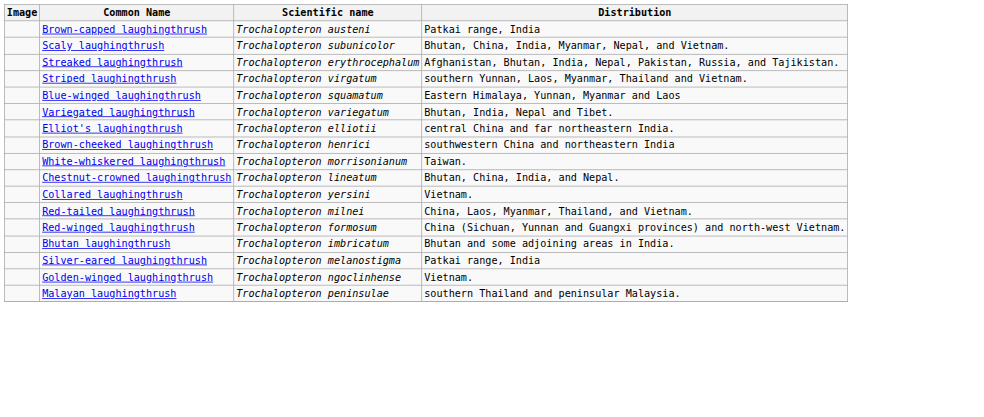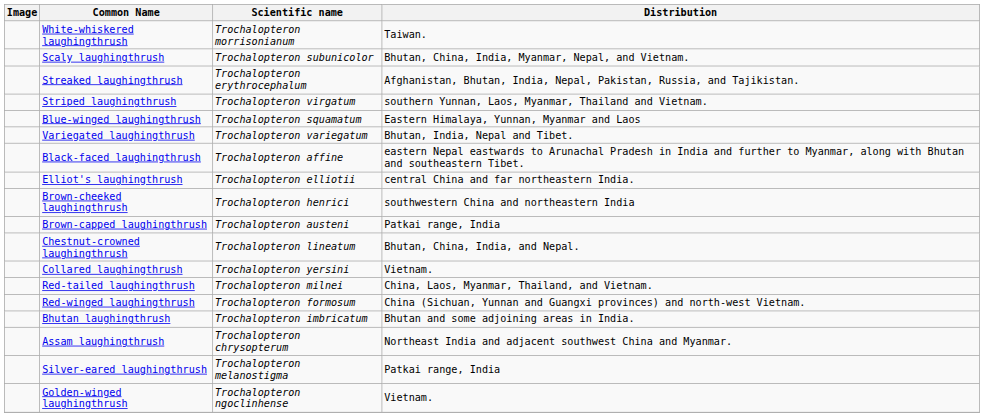rows swapped: (125, 29) <-> (134, 161)
+ row: (122, 158)
+ row: (103, 341)
- row: (109, 294)
